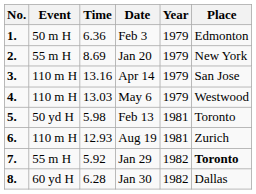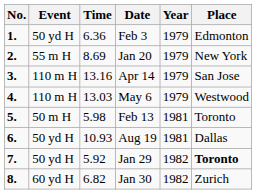(52, 35) 50 m H -> (53, 35) 50 yd H
(53, 117) 50 yd H -> (52, 117) 50 m H
(55, 138) 110 m H -> (53, 138) 50 yd H
(98, 138) 12.93 -> (98, 138) 10.93
(212, 138) Zurich -> (211, 138) Dallas
(52, 158) 55 m H -> (53, 158) 50 yd H
(94, 179) 6.28 -> (94, 179) 6.82
(211, 179) Dallas -> (212, 179) Zurich
